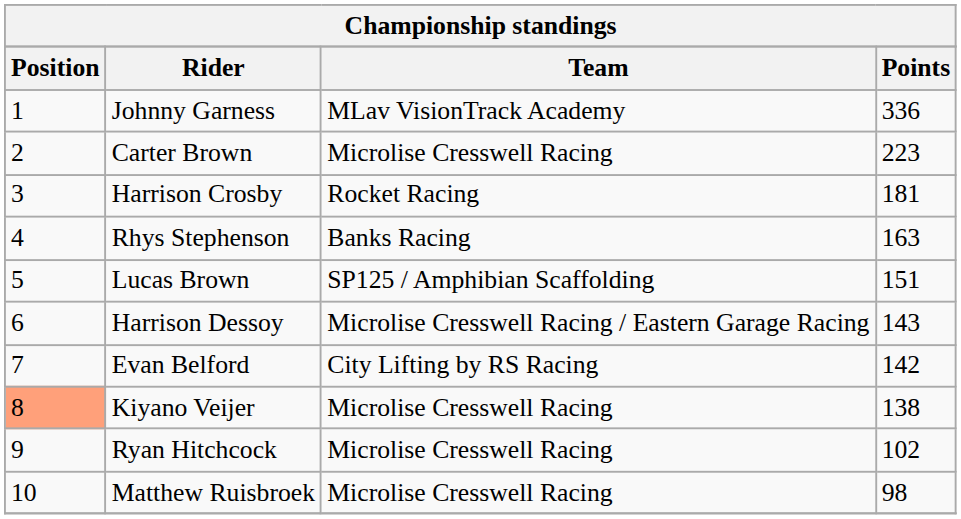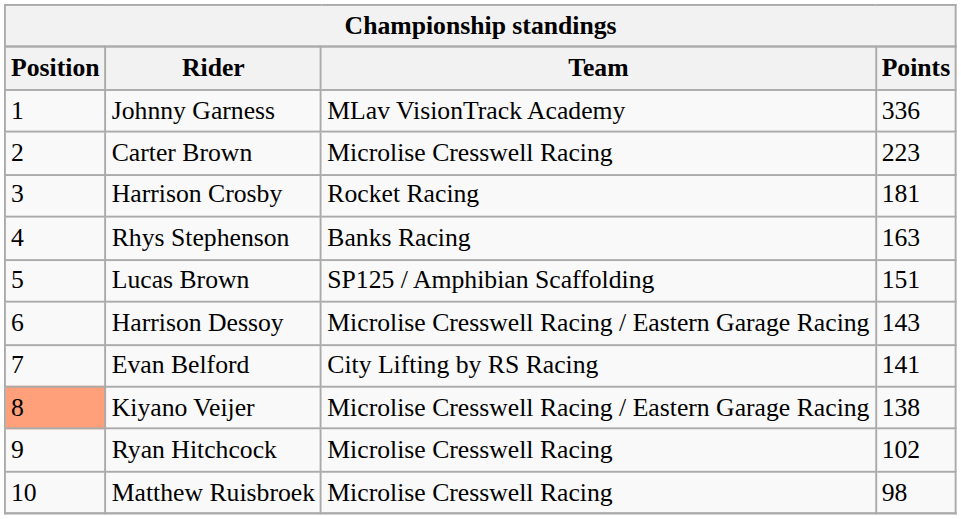(901, 364) 142 -> (901, 364) 141
(470, 406) Microlise Cresswell Racing -> (598, 406) Microlise Cresswell Racing / Eastern Garage Racing
